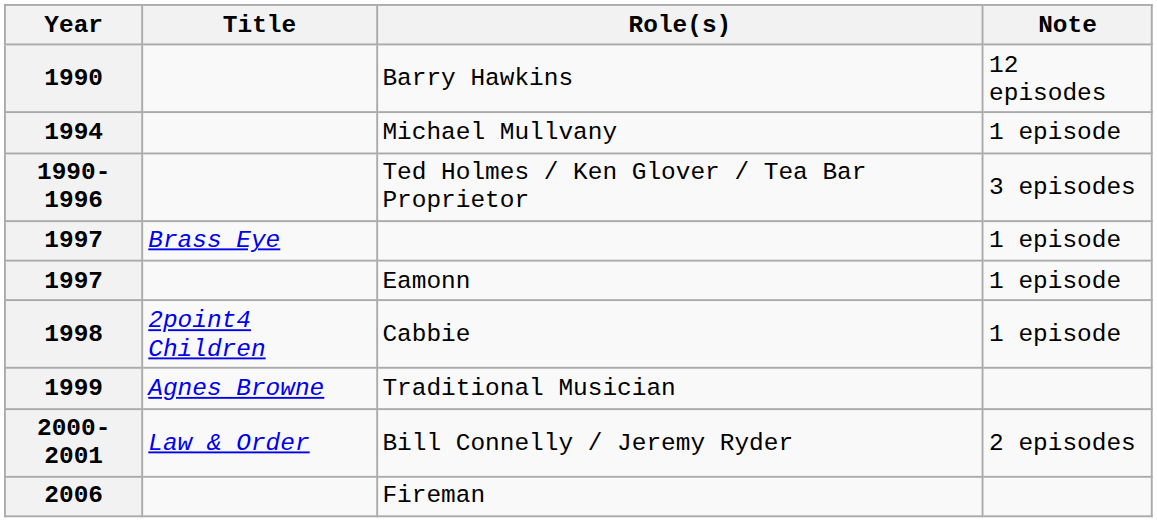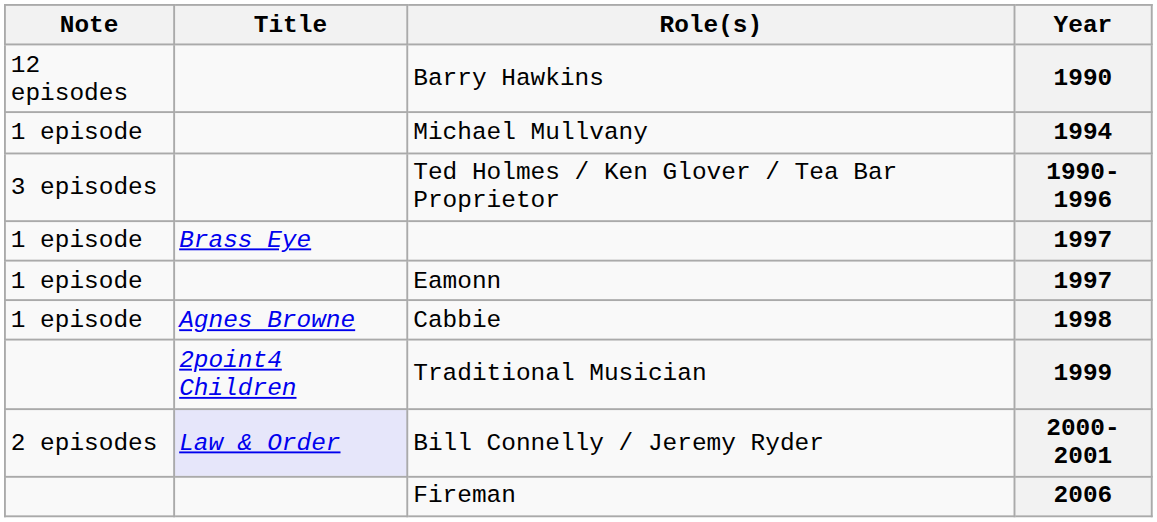columns swapped: (74, 25) <-> (1067, 25)
(207, 334) 2point4 Children -> (267, 320) Agnes Browne
(236, 388) Agnes Browne -> (238, 374) 2point4 Children
(229, 442) no background -> (260, 442) lavender background
